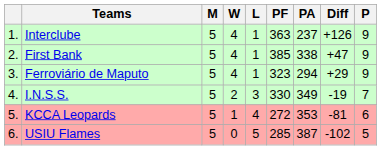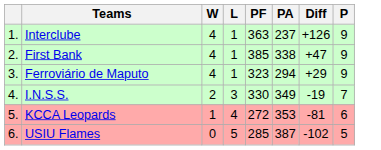- column: (213, 14)
